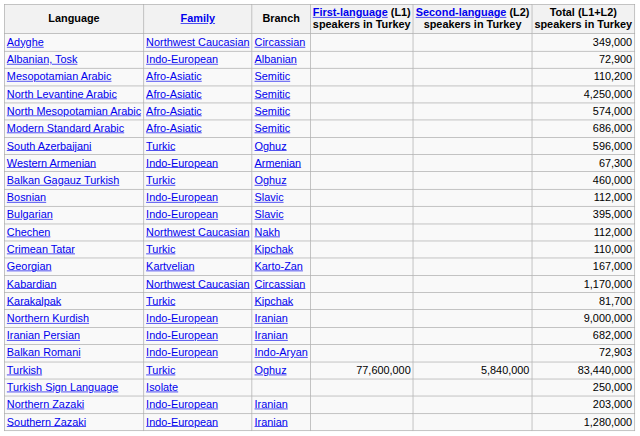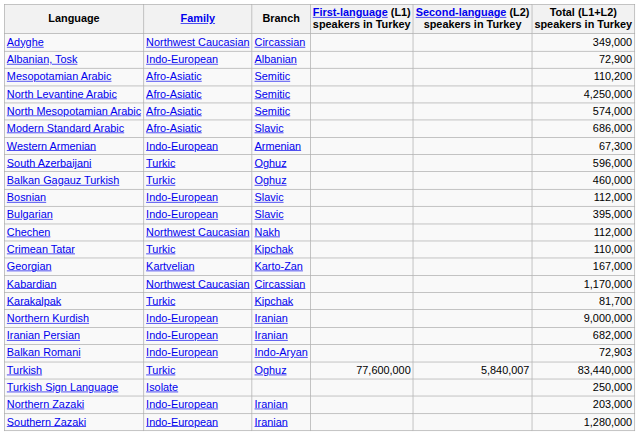(272, 128) Semitic -> (269, 128) Slavic
rows swapped: (51, 163) <-> (49, 146)
(505, 370) 5,840,000 -> (505, 370) 5,840,007
